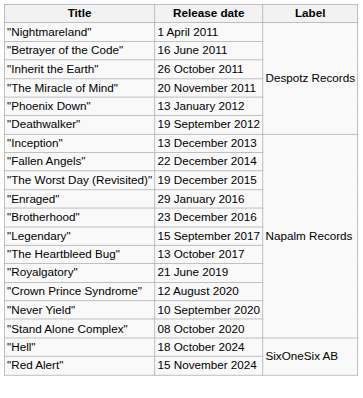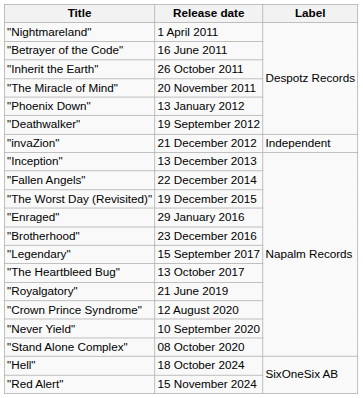+ row: (33, 143)
